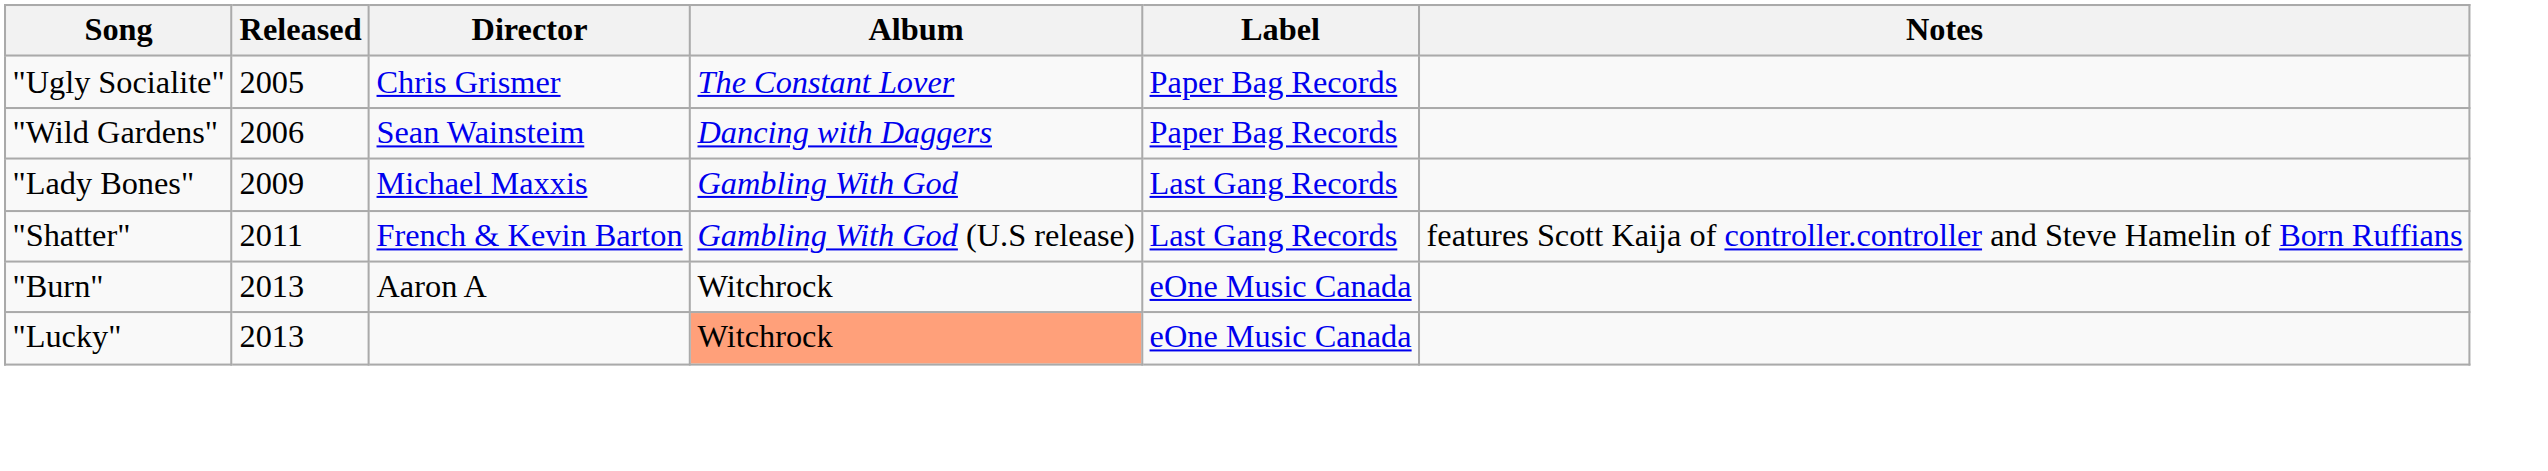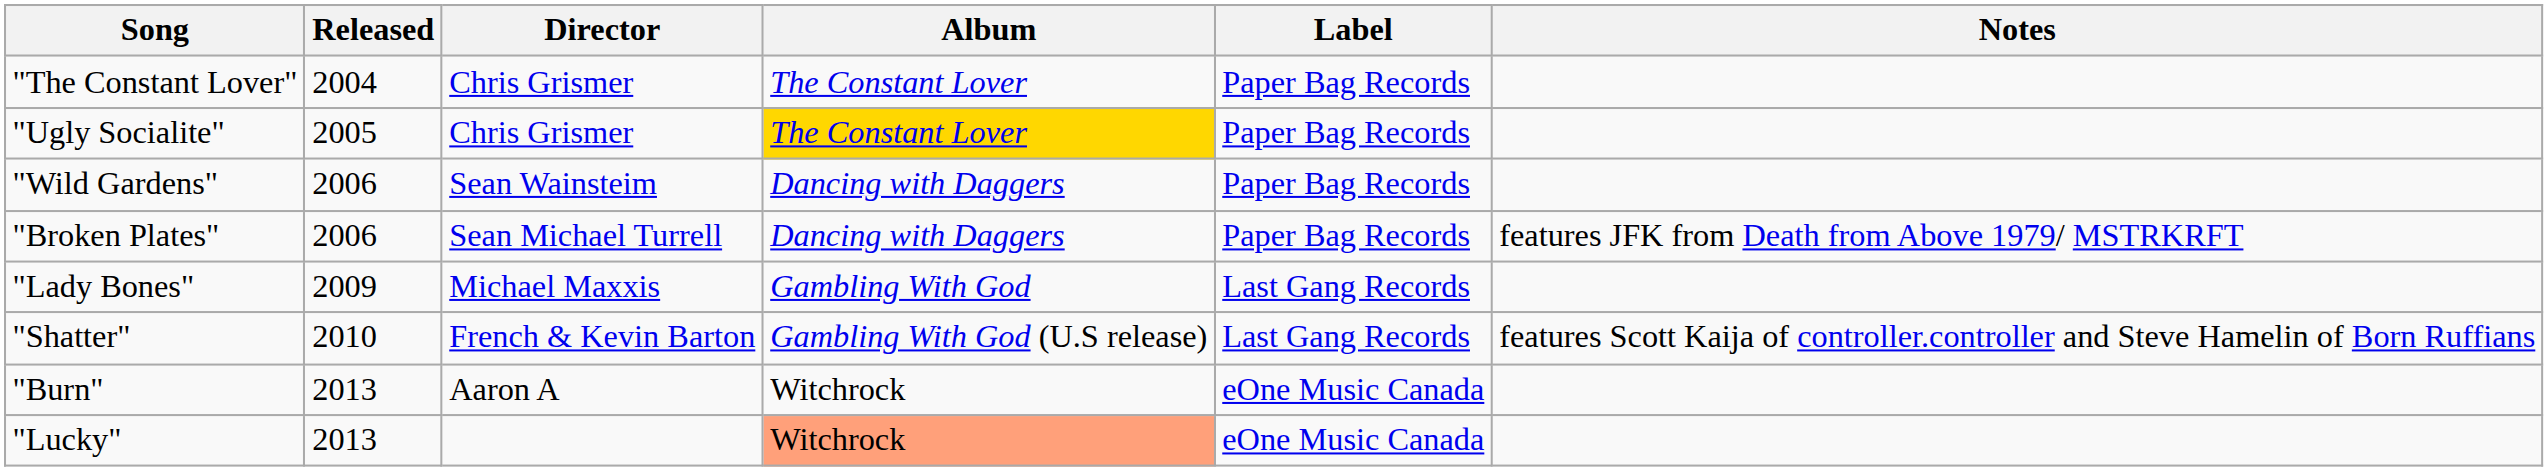+ row: (155, 81)
(826, 81) no background -> (899, 132) gold background
+ row: (116, 235)
(271, 235) 2011 -> (345, 337) 2010
